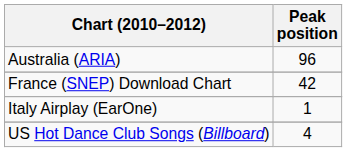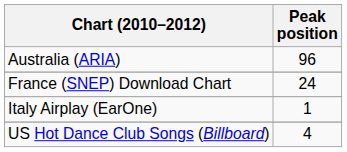(307, 84) 42 -> (307, 84) 24
